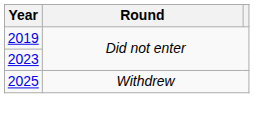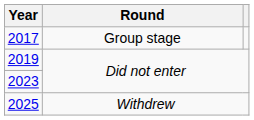+ row: (23, 38)
